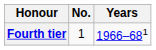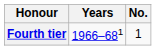columns swapped: (81, 13) <-> (122, 13)
